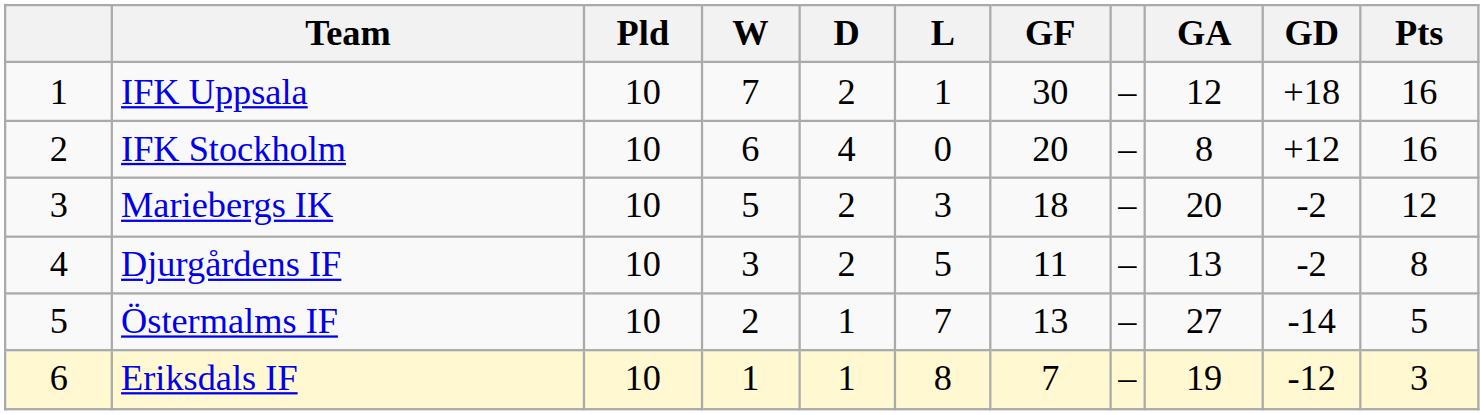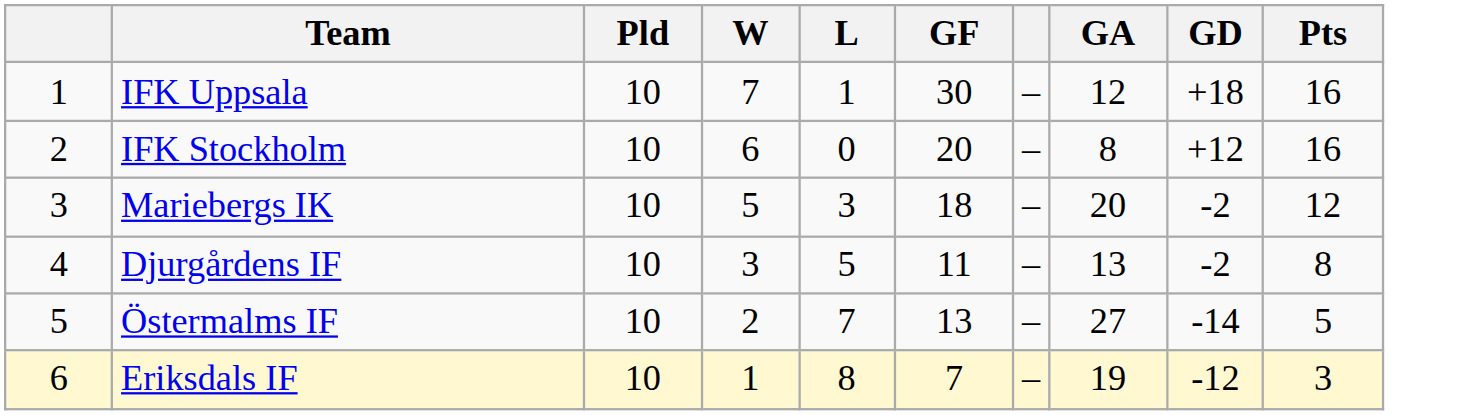- column: (847, 33)
